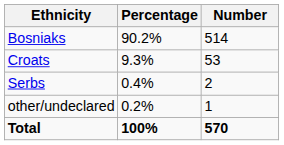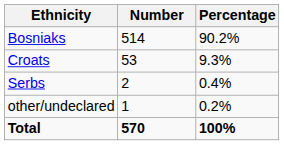columns swapped: (240, 15) <-> (160, 15)
